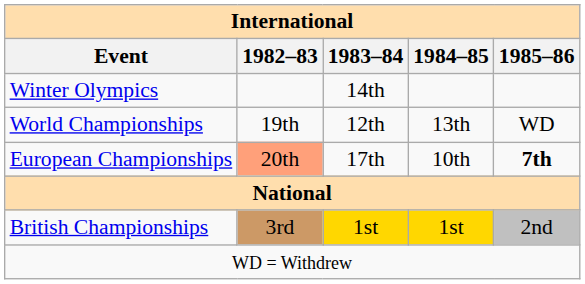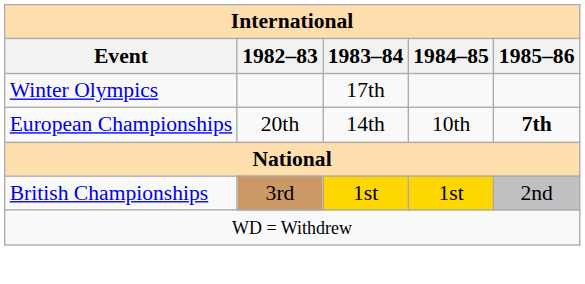(366, 90) 14th -> (366, 90) 17th
- row: (106, 124)
(280, 158) lightsalmon background -> (280, 124) no background
(366, 158) 17th -> (366, 124) 14th
